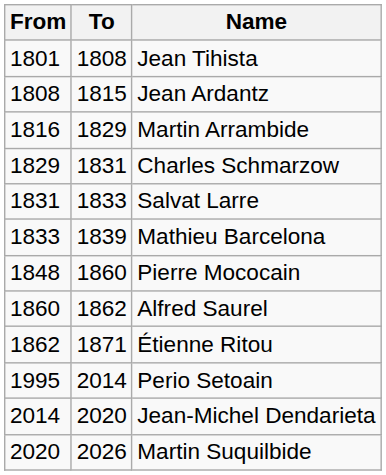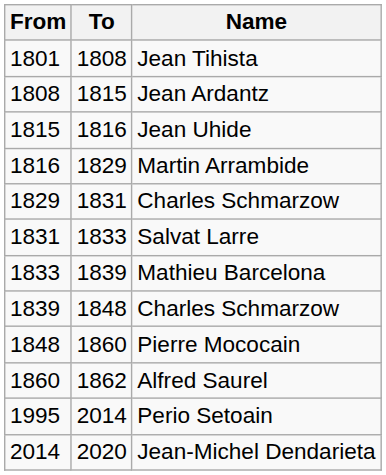+ row: (35, 129)
+ row: (35, 308)
- row: (35, 344)
- row: (35, 451)
